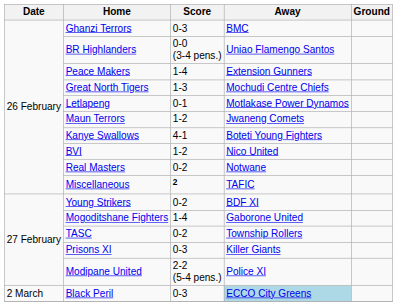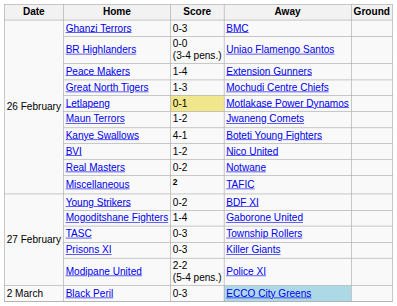(180, 103) no background -> (180, 103) khaki background
(180, 234) 0-2 -> (180, 234) 0-3
